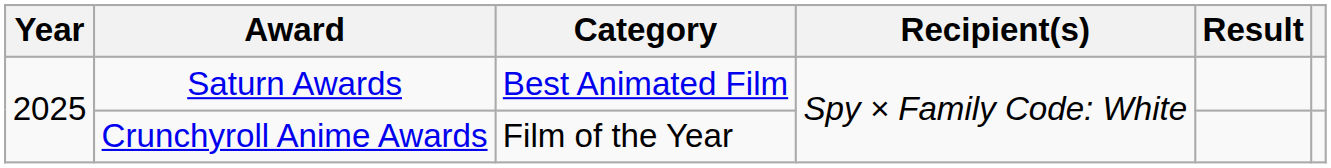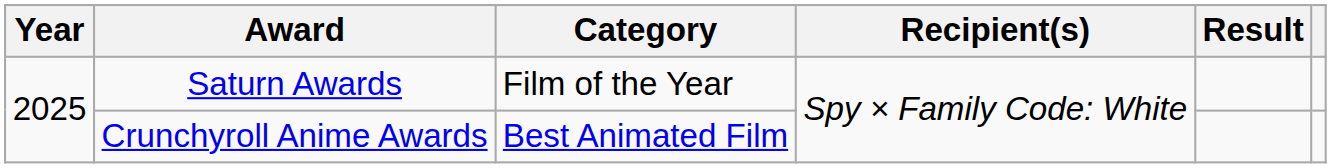(645, 83) Best Animated Film -> (618, 83) Film of the Year
(618, 135) Film of the Year -> (645, 135) Best Animated Film
